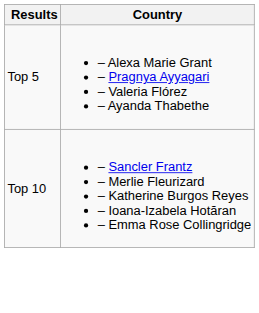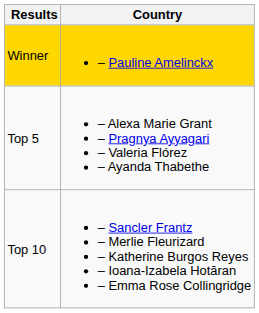+ row: (28, 55)
